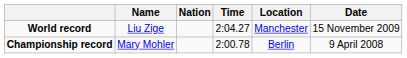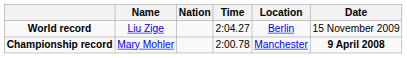(281, 28) Manchester -> (281, 28) Berlin
(281, 45) Berlin -> (281, 45) Manchester
(356, 45) normal -> (356, 45) bold
